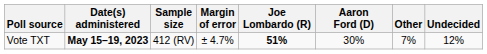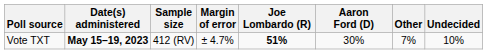(454, 41) 12% -> (454, 41) 10%
